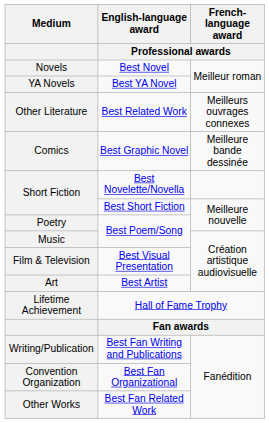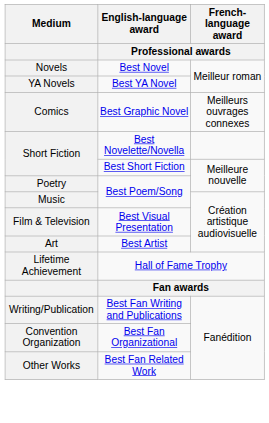- row: (51, 112)
(227, 151) Meilleure bande dessinée -> (227, 112) Meilleurs ouvrages connexes
